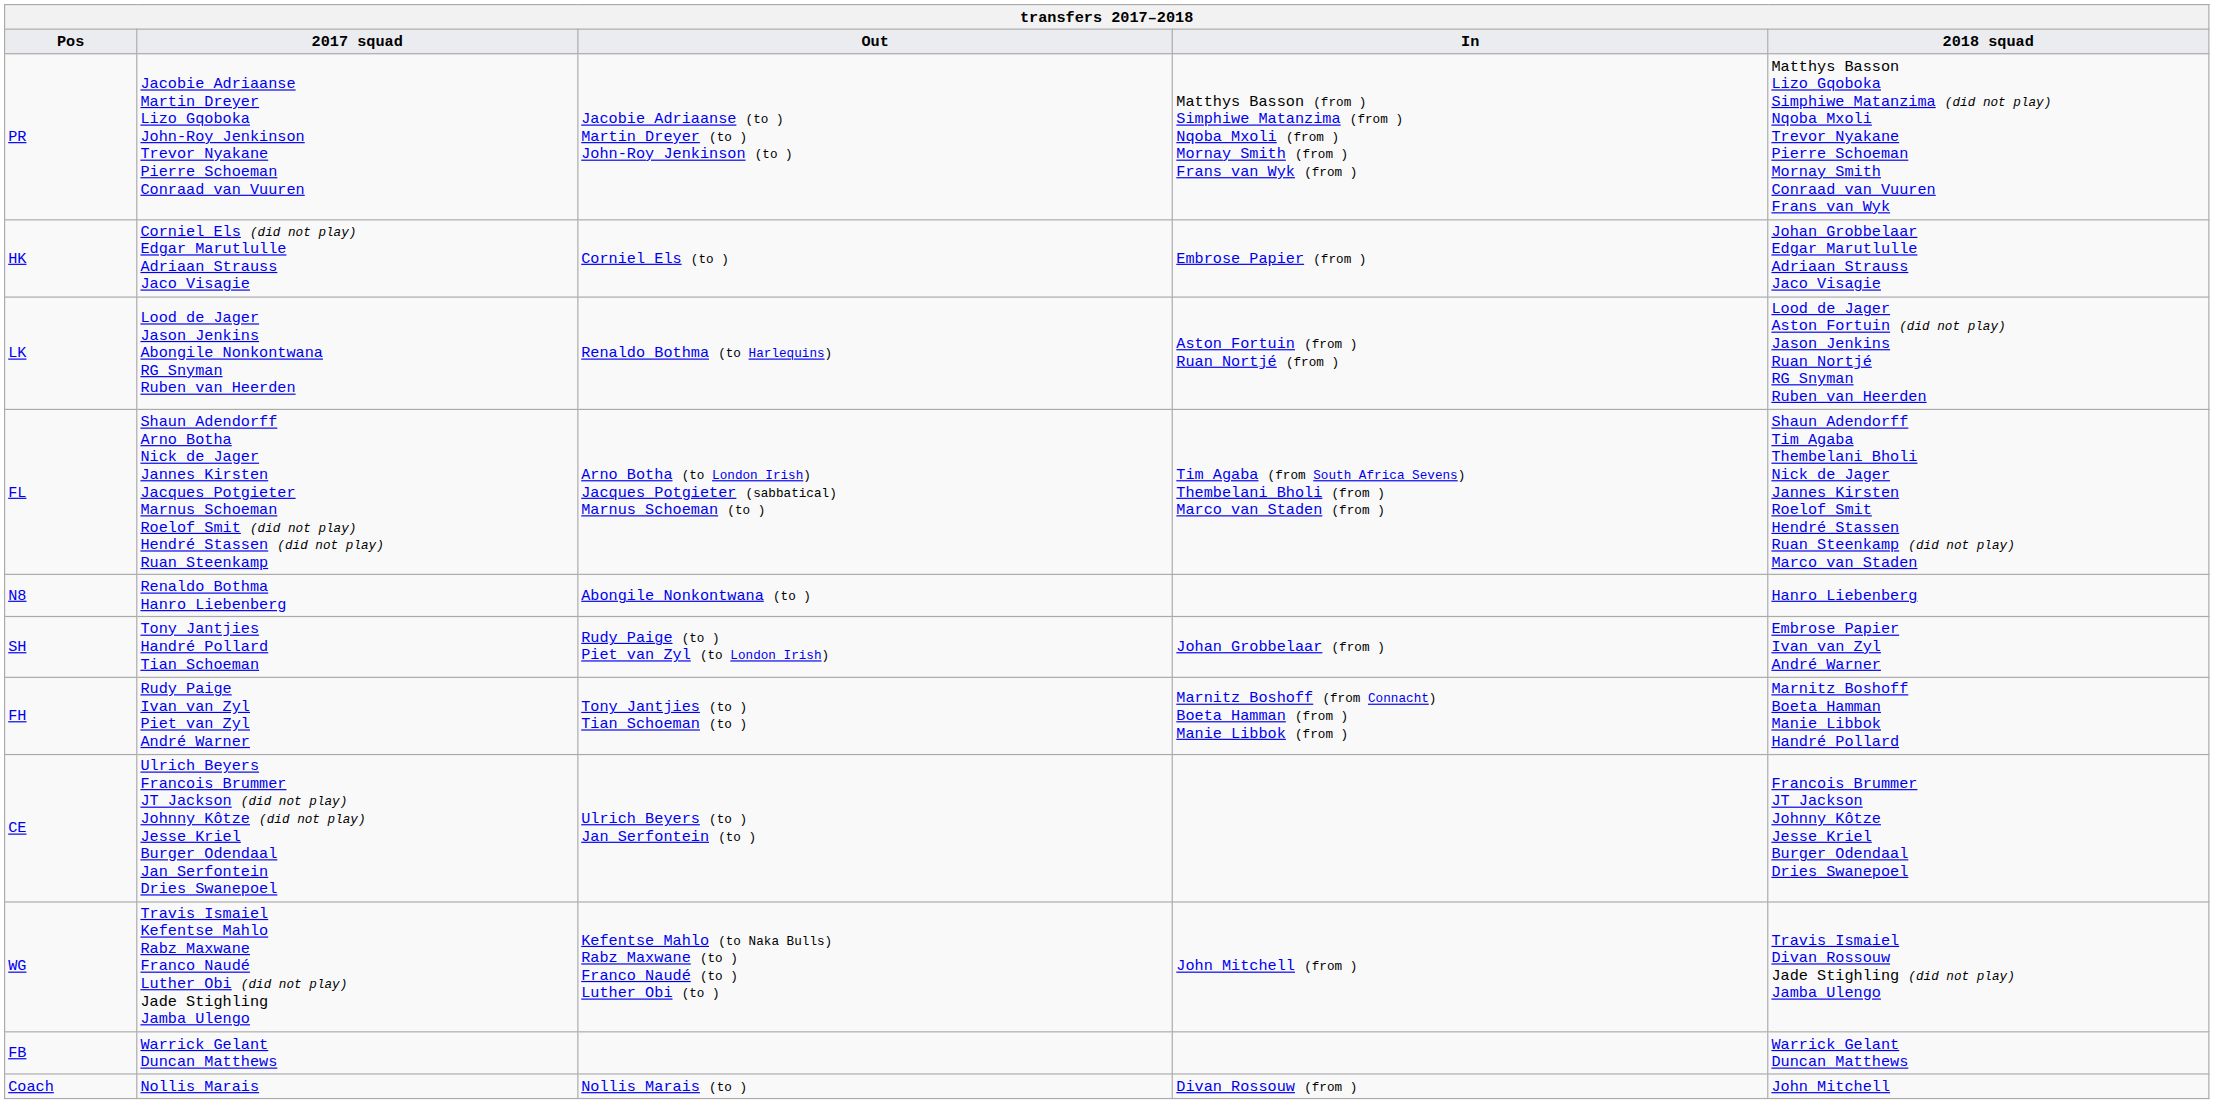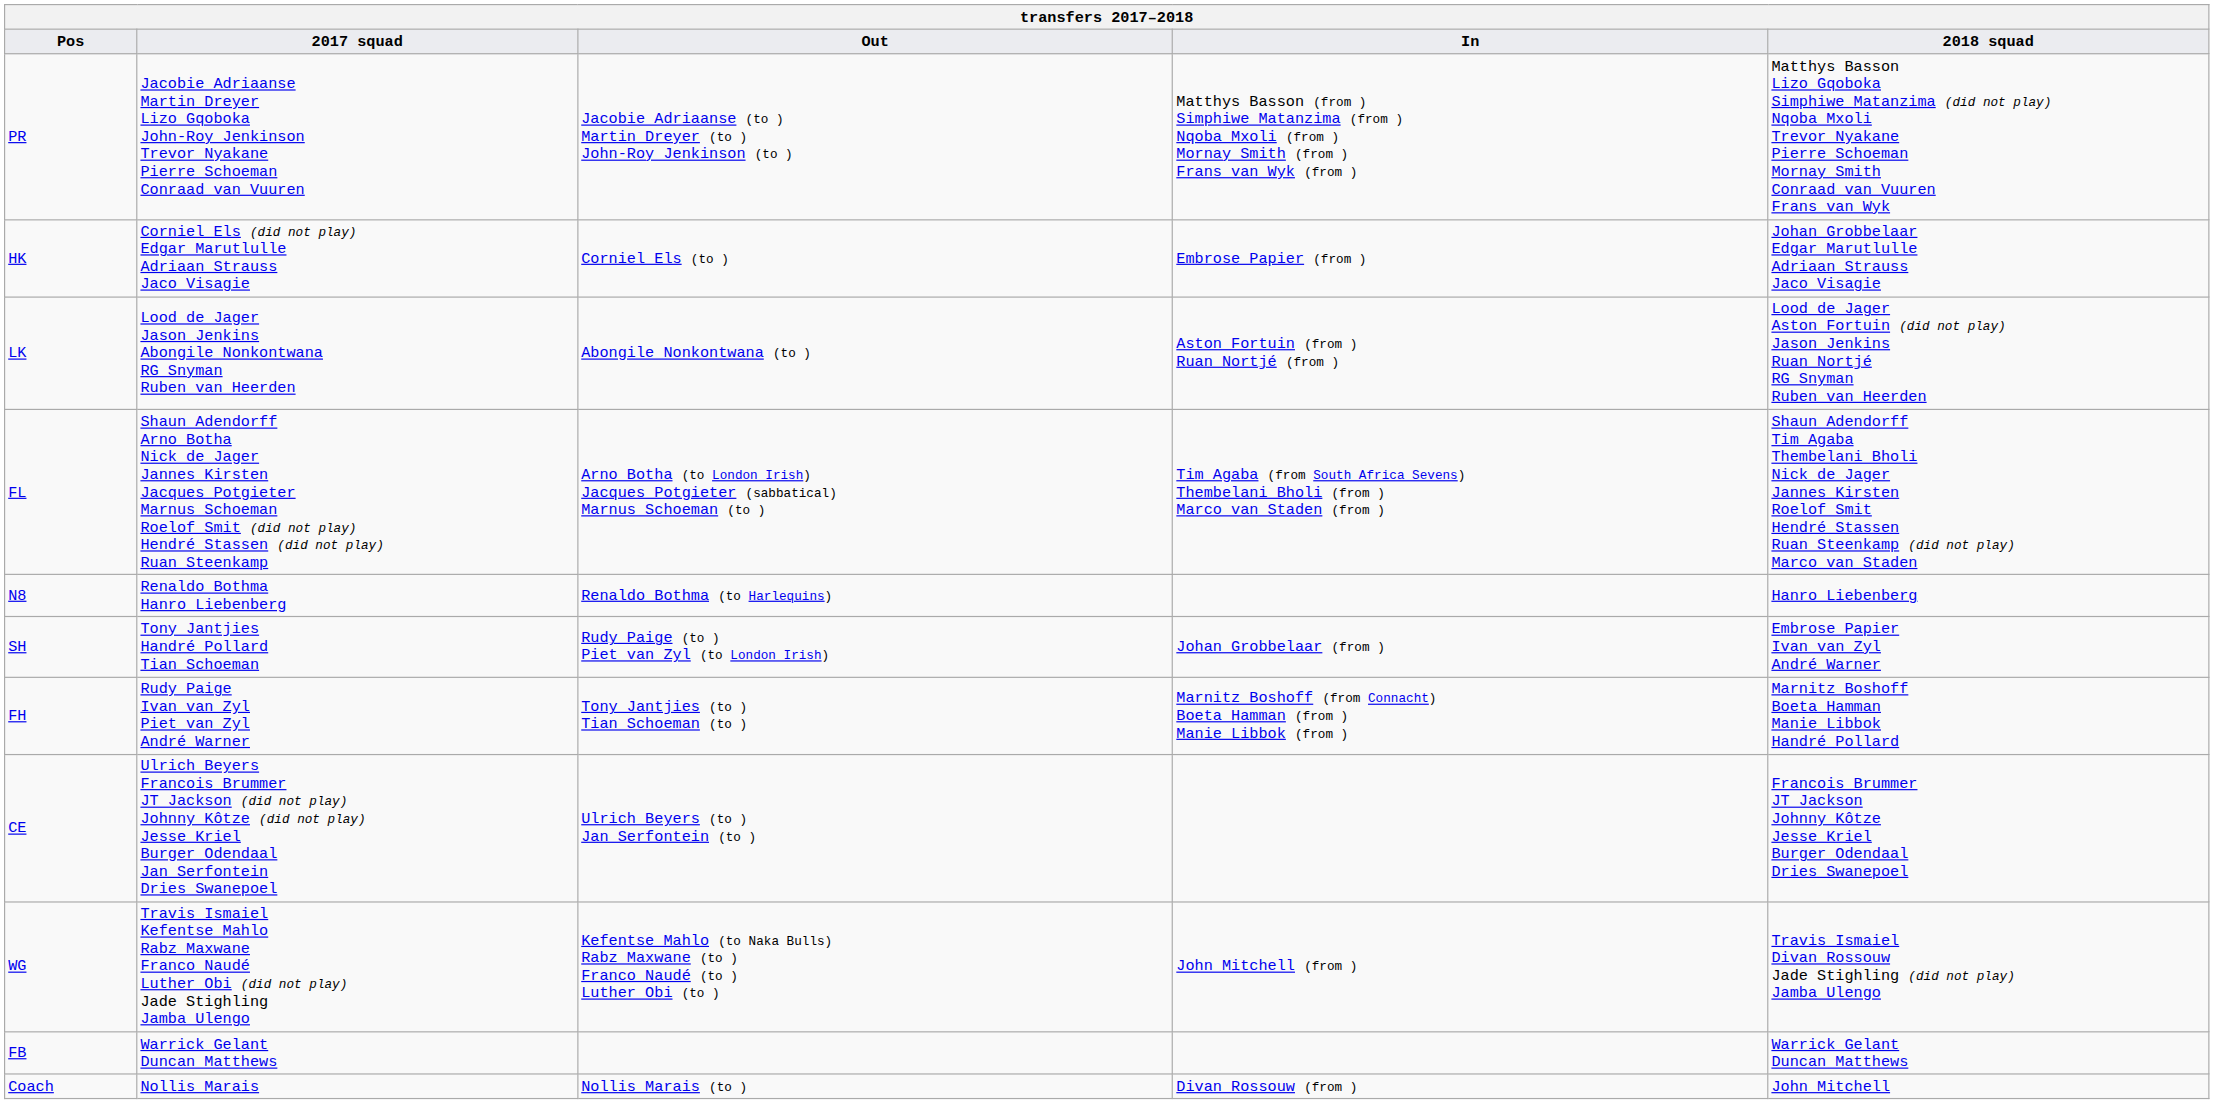(707, 353) Renaldo Bothma (to Harlequins) -> (696, 353) Abongile Nonkontwana (to )
(696, 596) Abongile Nonkontwana (to ) -> (707, 596) Renaldo Bothma (to Harlequins)
